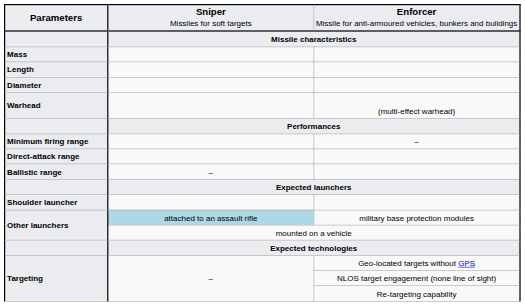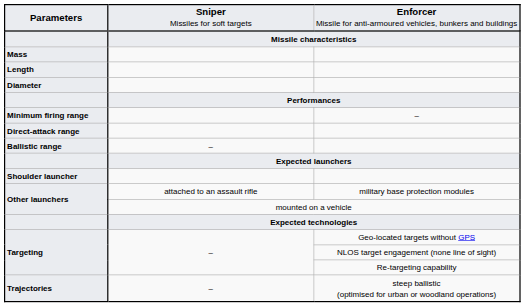- row: (24, 105)
(211, 218) lightblue background -> (211, 192) no background
+ row: (30, 288)
